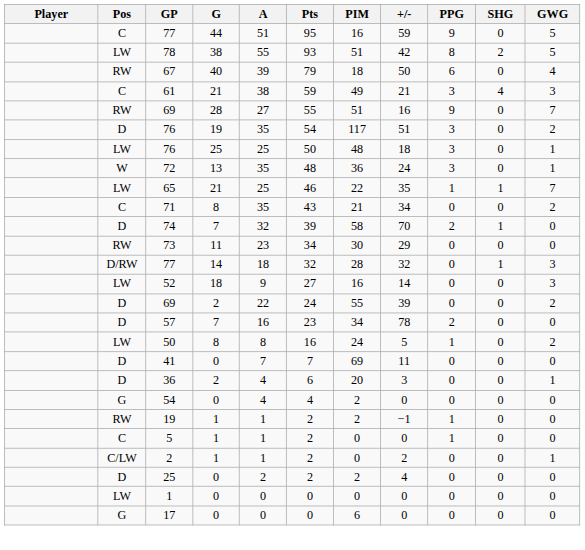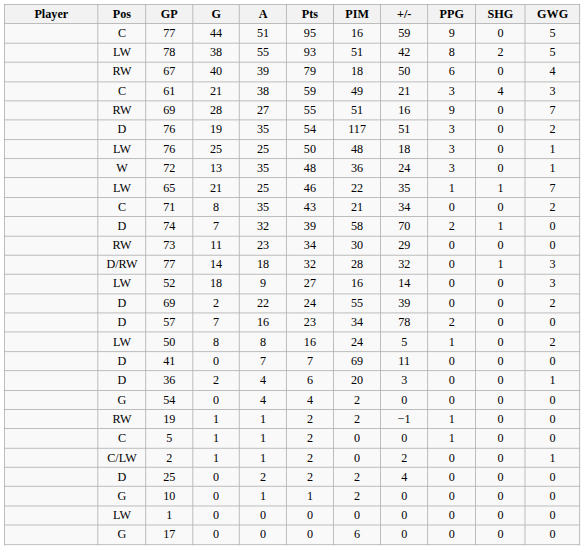+ row: (169, 496)
